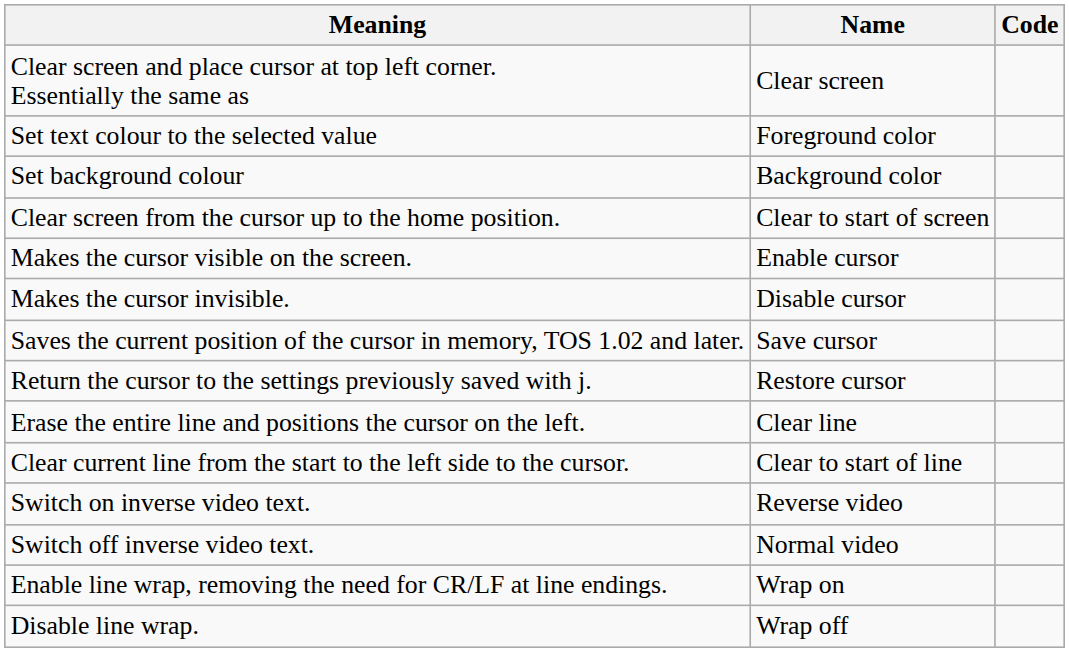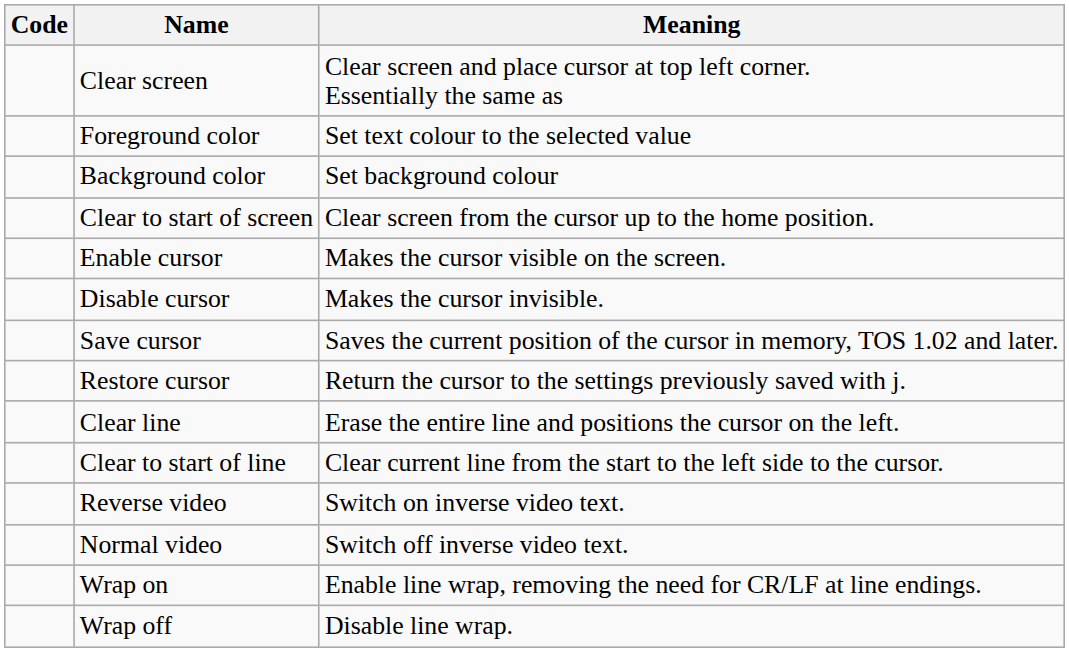columns swapped: (1030, 24) <-> (378, 24)
